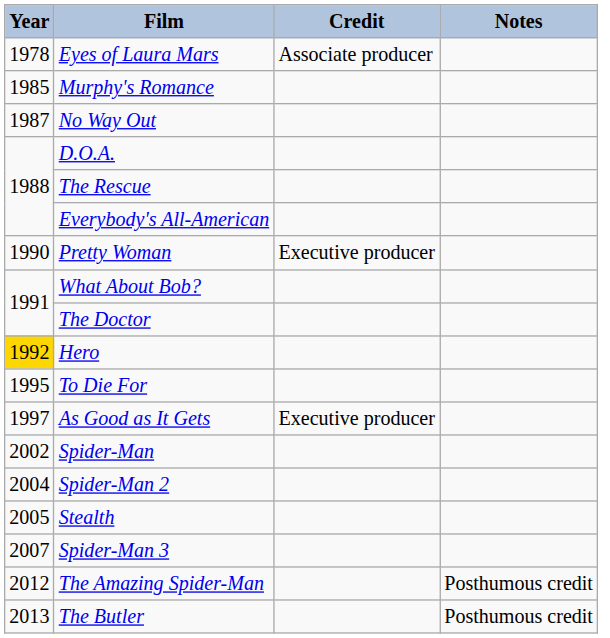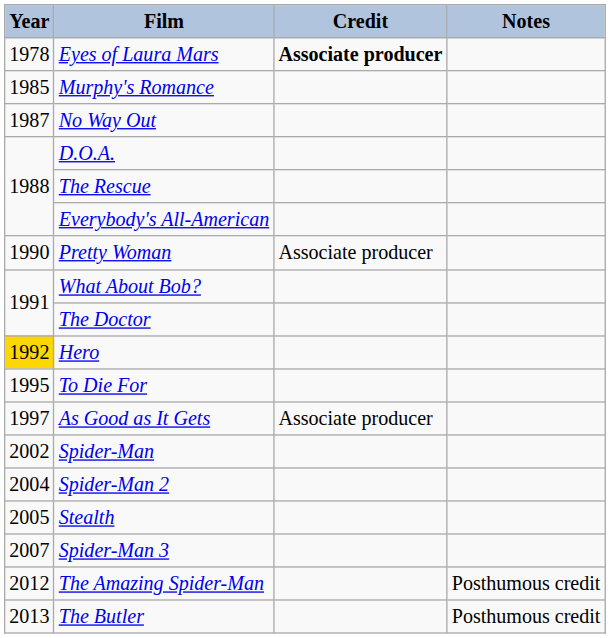(356, 54) normal -> (360, 54) bold
(357, 252) Executive producer -> (356, 252) Associate producer
(357, 418) Executive producer -> (356, 418) Associate producer
